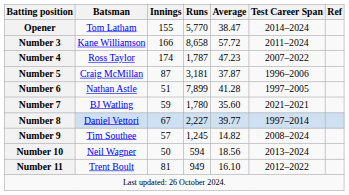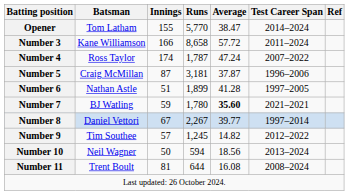(229, 58) 47.23 -> (229, 58) 47.24
(197, 89) 7,899 -> (197, 89) 1,899
(229, 105) normal -> (229, 105) bold
(197, 120) 2,227 -> (197, 120) 2,267
(287, 136) 2008–2024 -> (287, 136) 2012–2022
(197, 167) 949 -> (197, 167) 644
(229, 167) 16.10 -> (229, 167) 16.08
(287, 167) 2012–2022 -> (287, 167) 2008–2024
